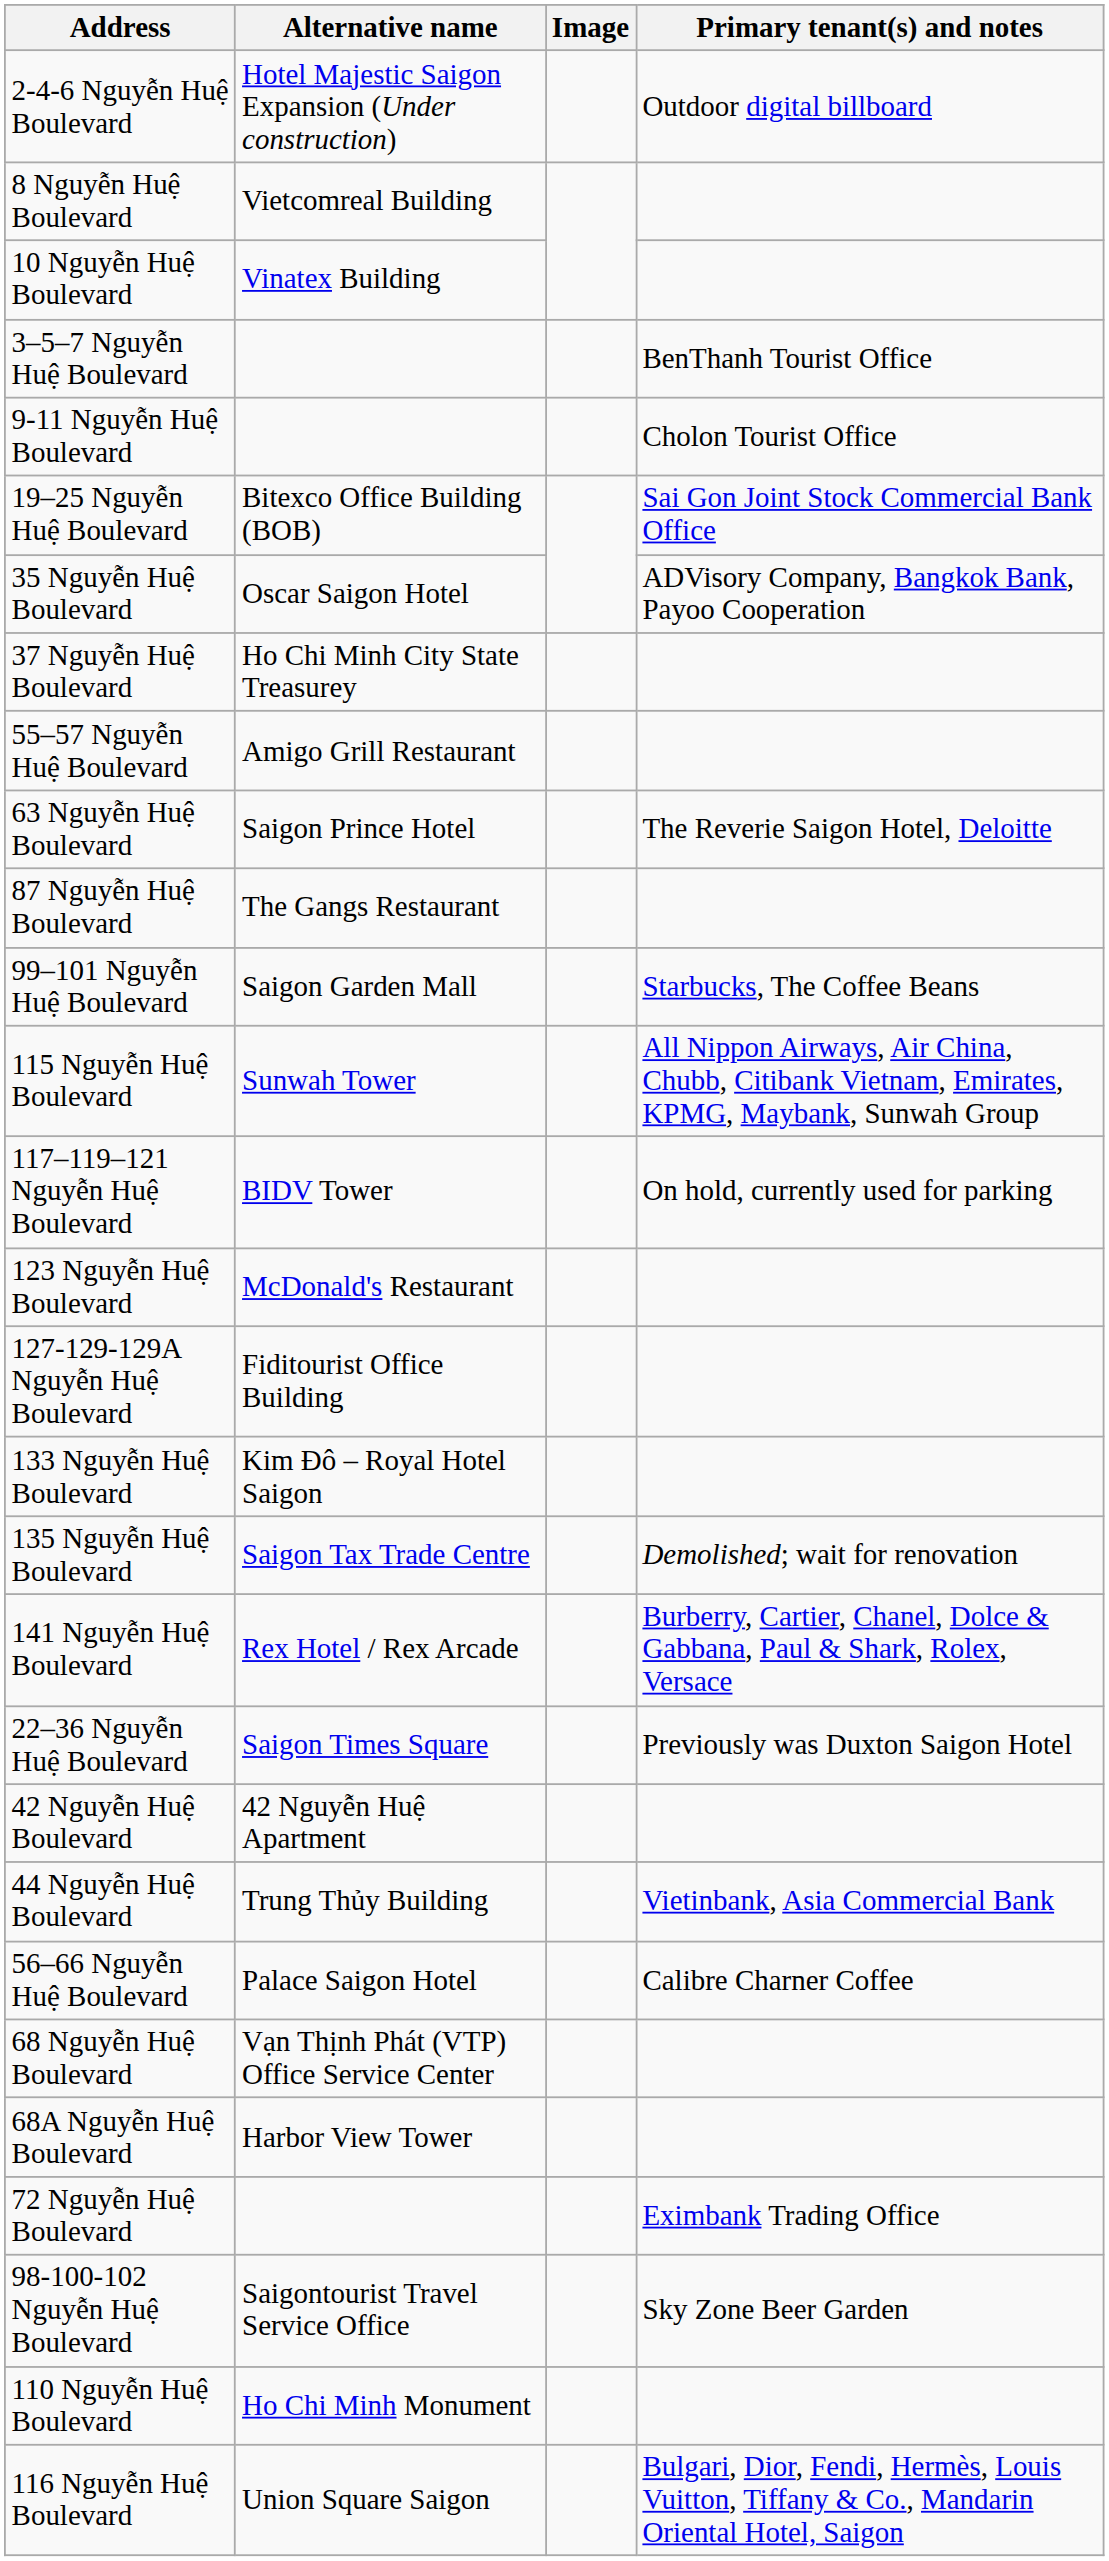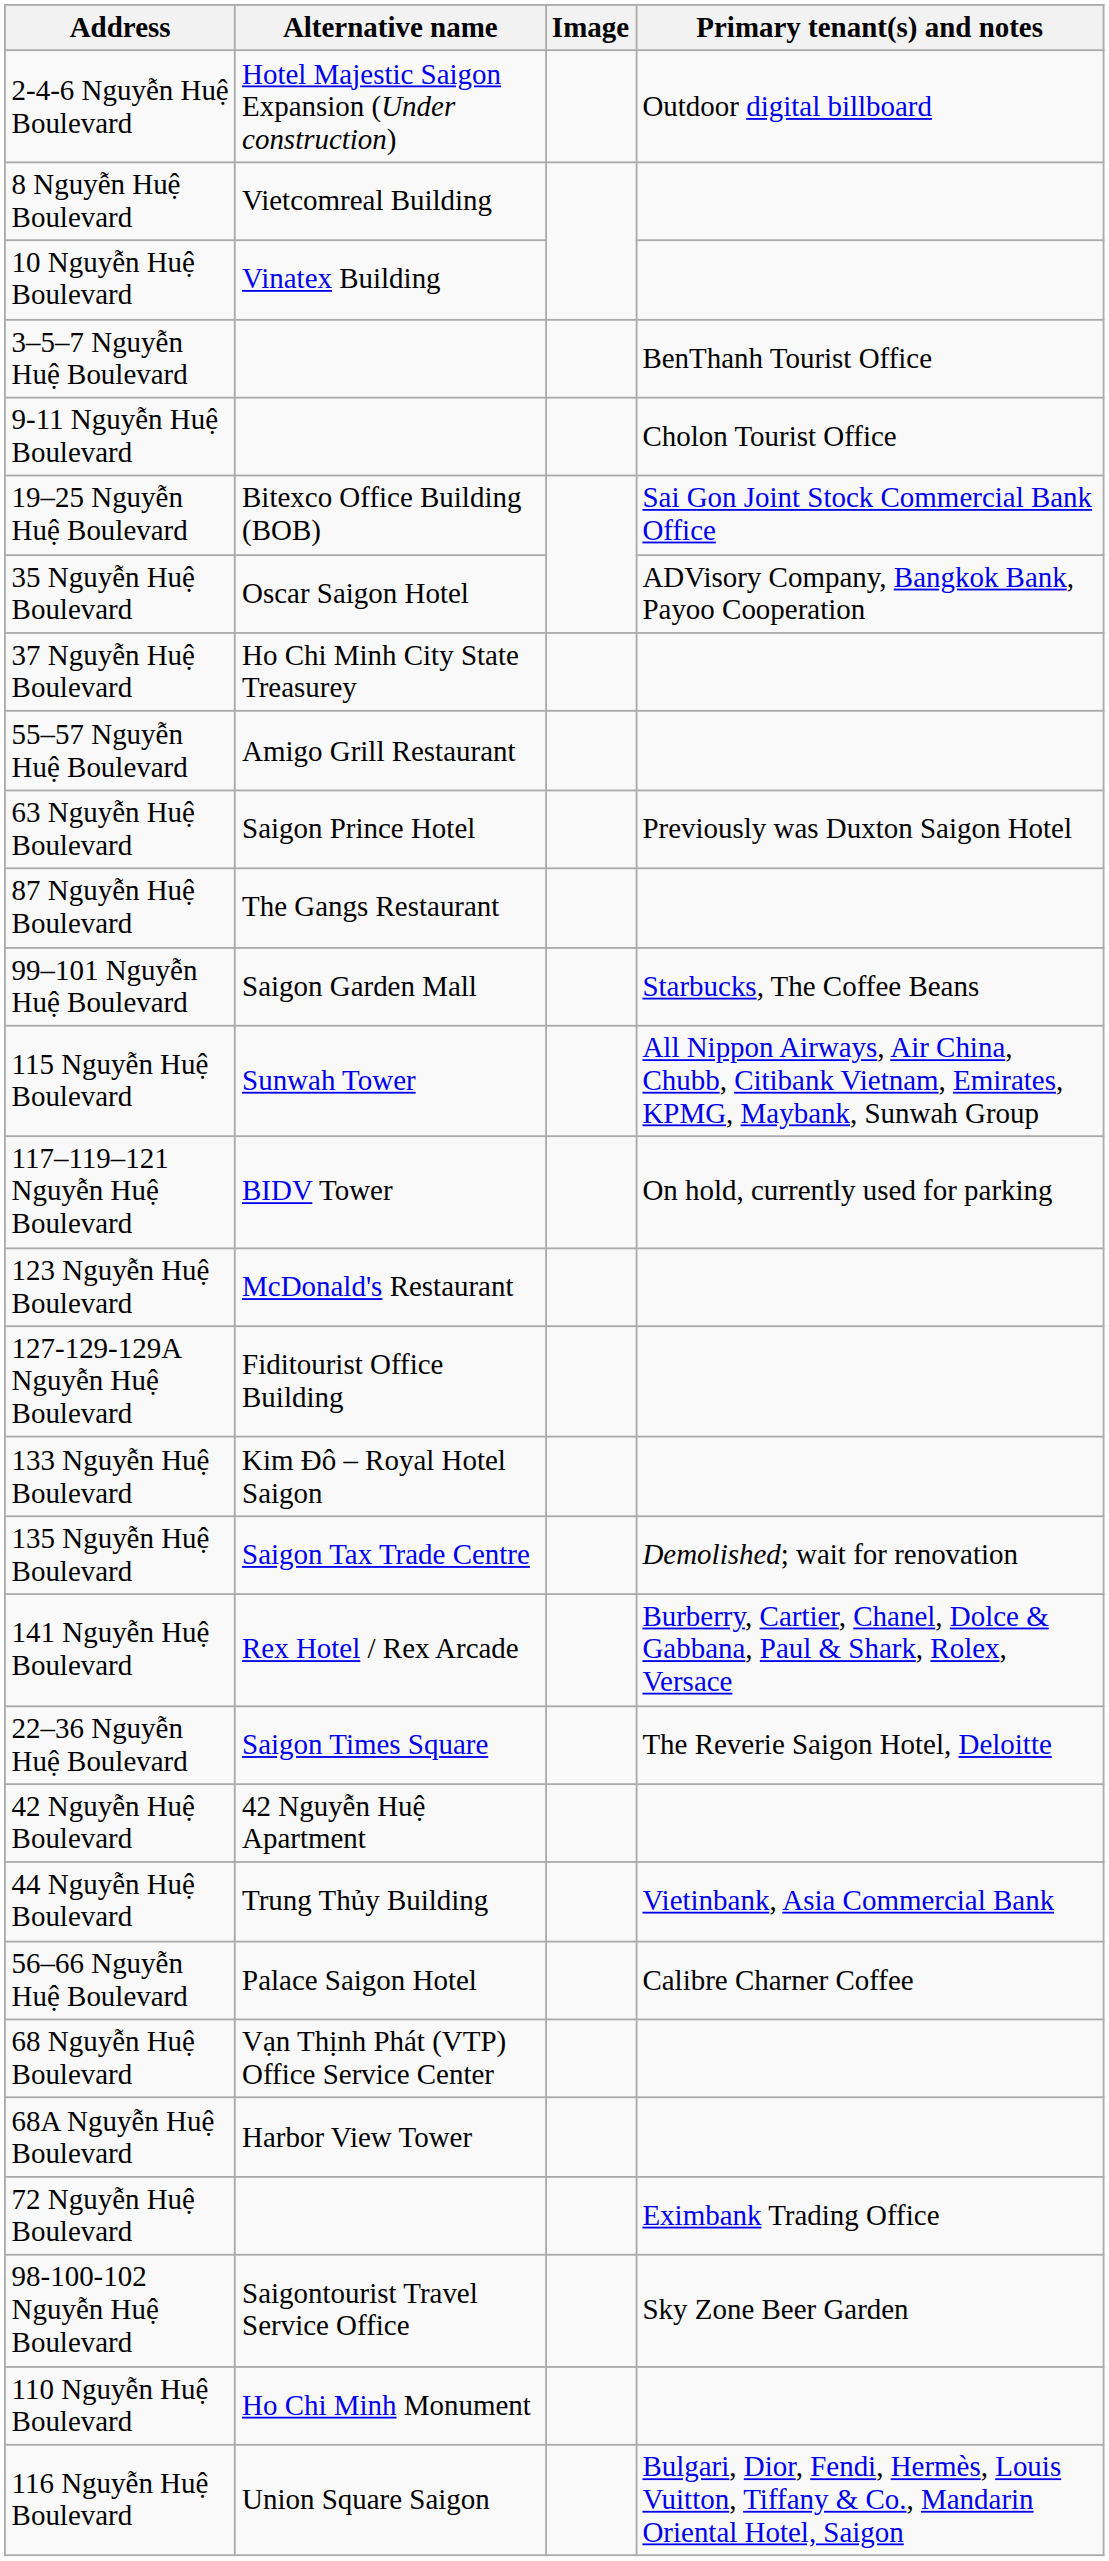(847, 828) The Reverie Saigon Hotel, Deloitte -> (857, 828) Previously was Duxton Saigon Hotel
(857, 1744) Previously was Duxton Saigon Hotel -> (847, 1744) The Reverie Saigon Hotel, Deloitte
